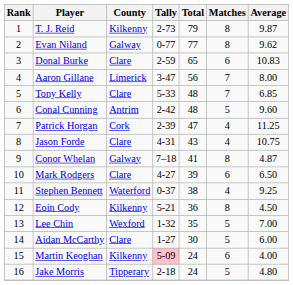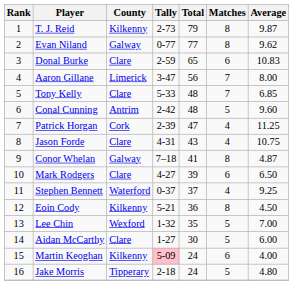(193, 191) 38 -> (193, 191) 37
